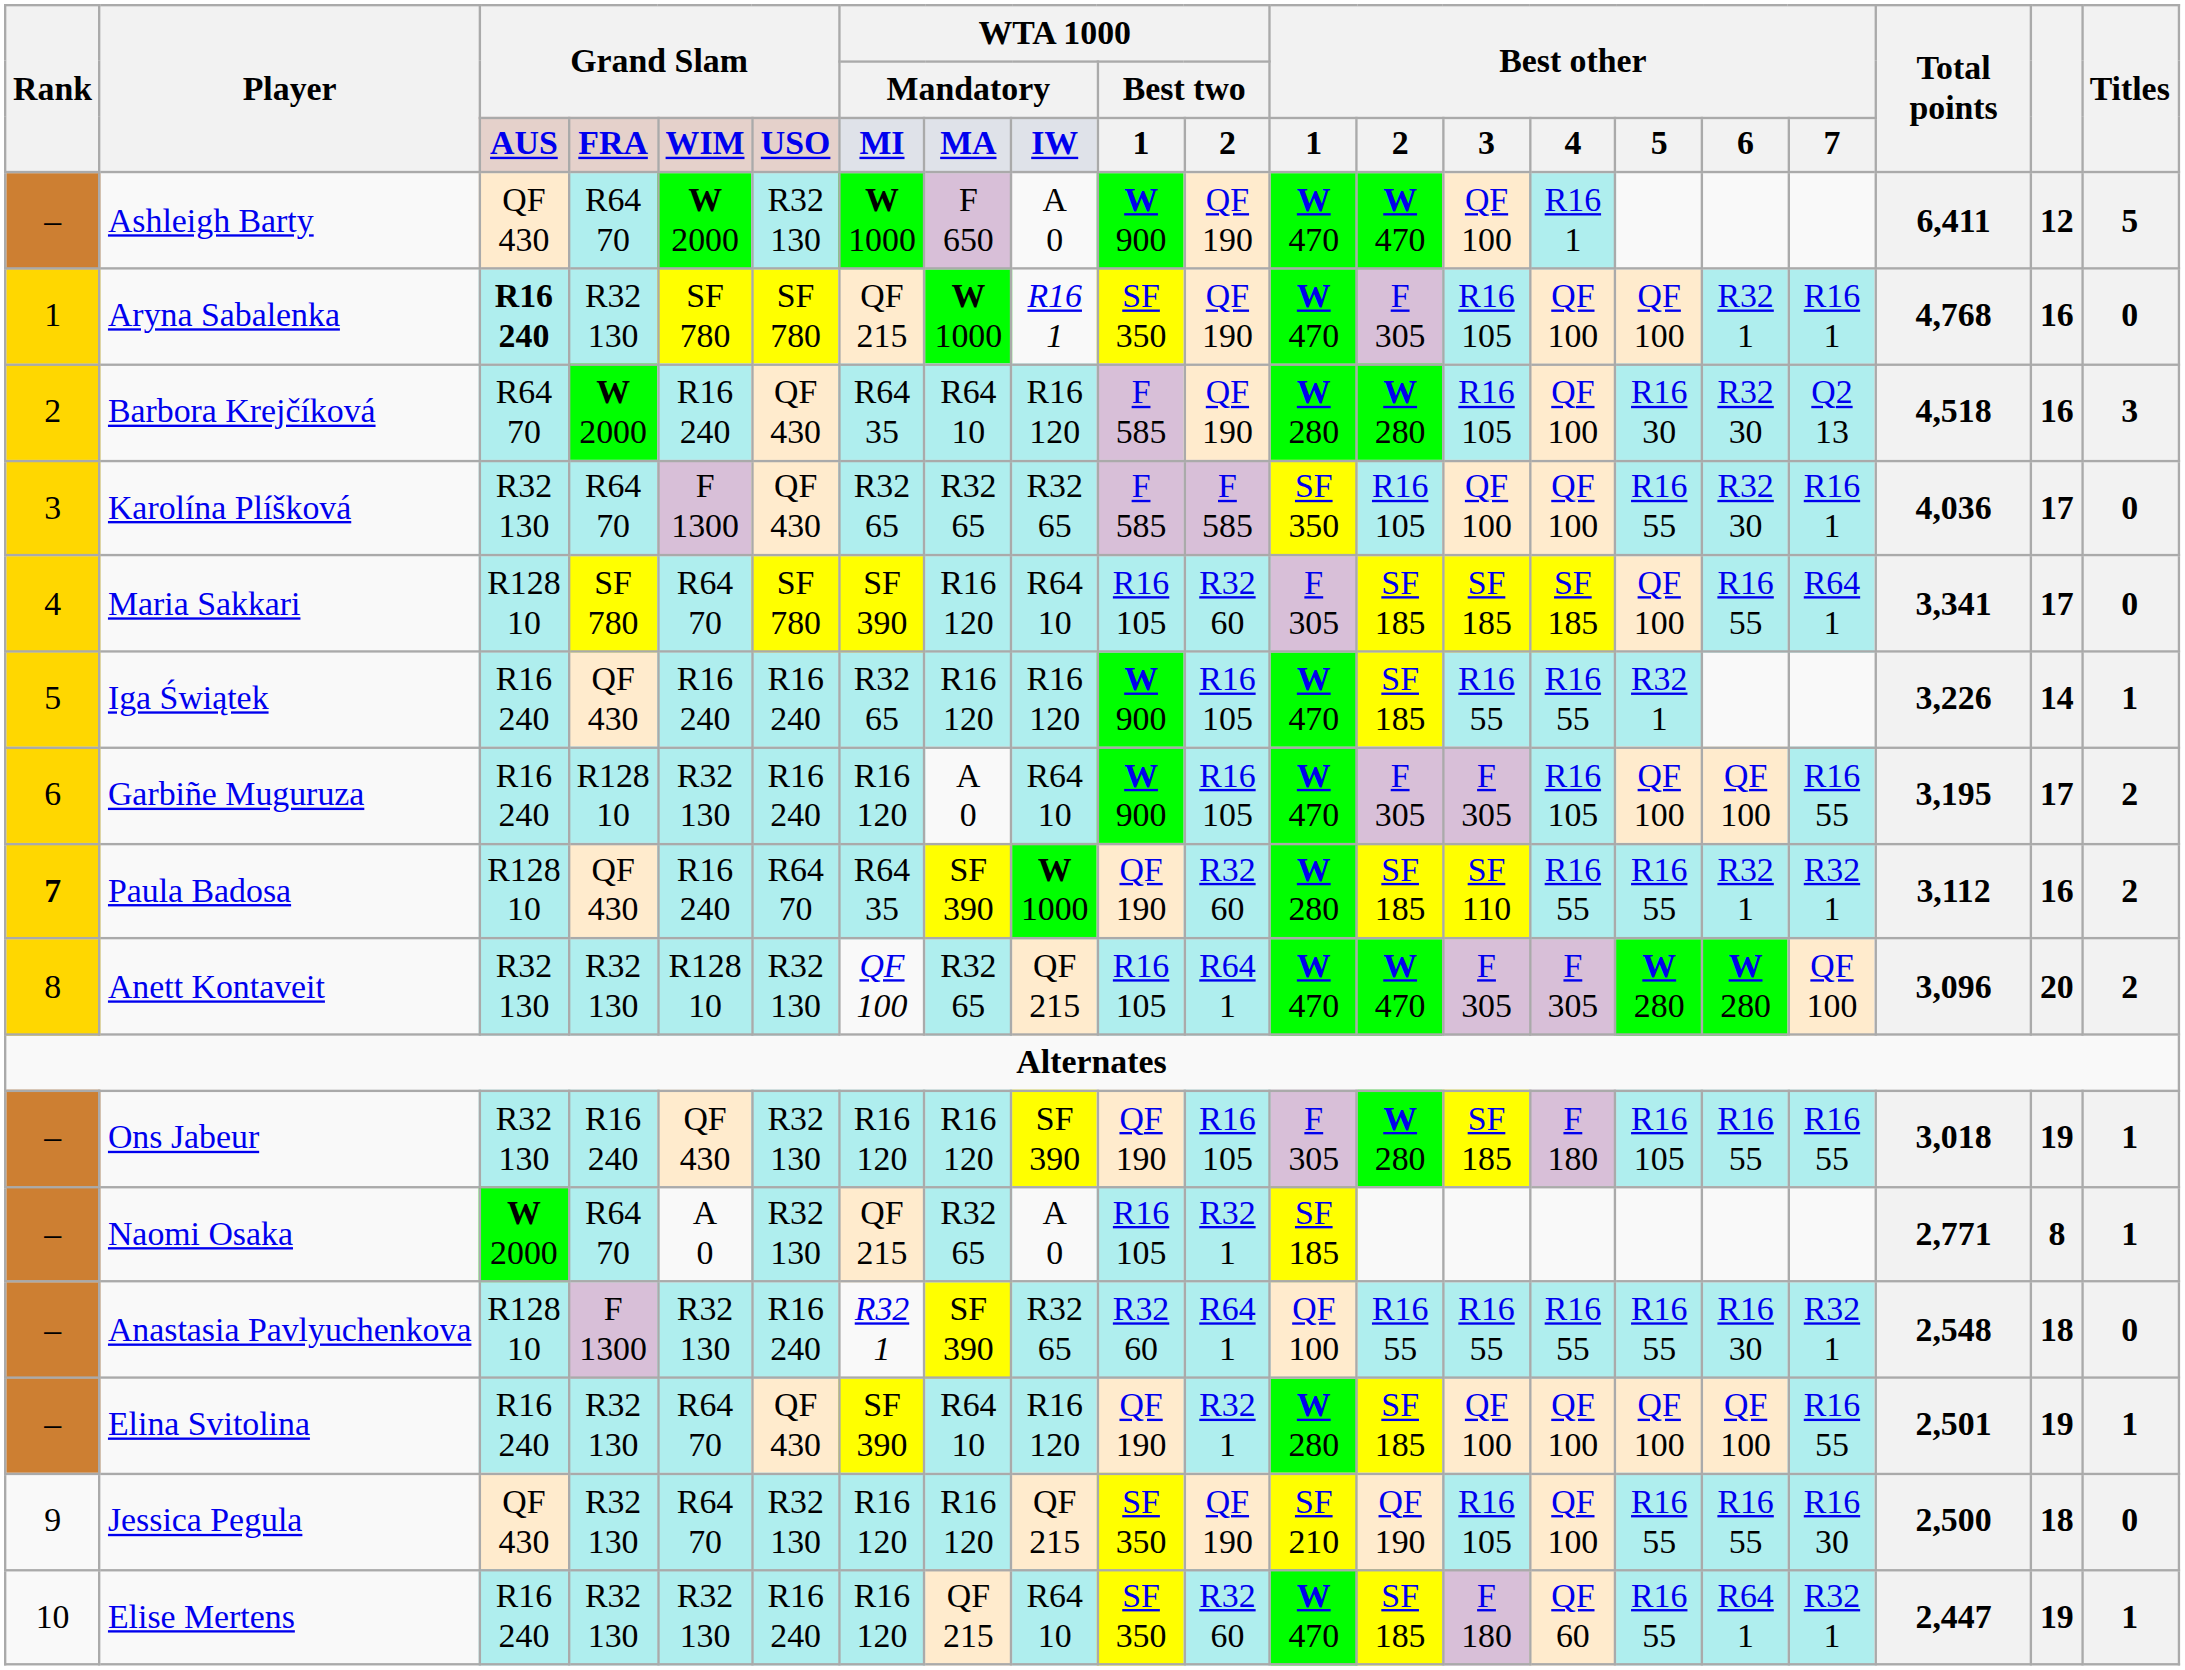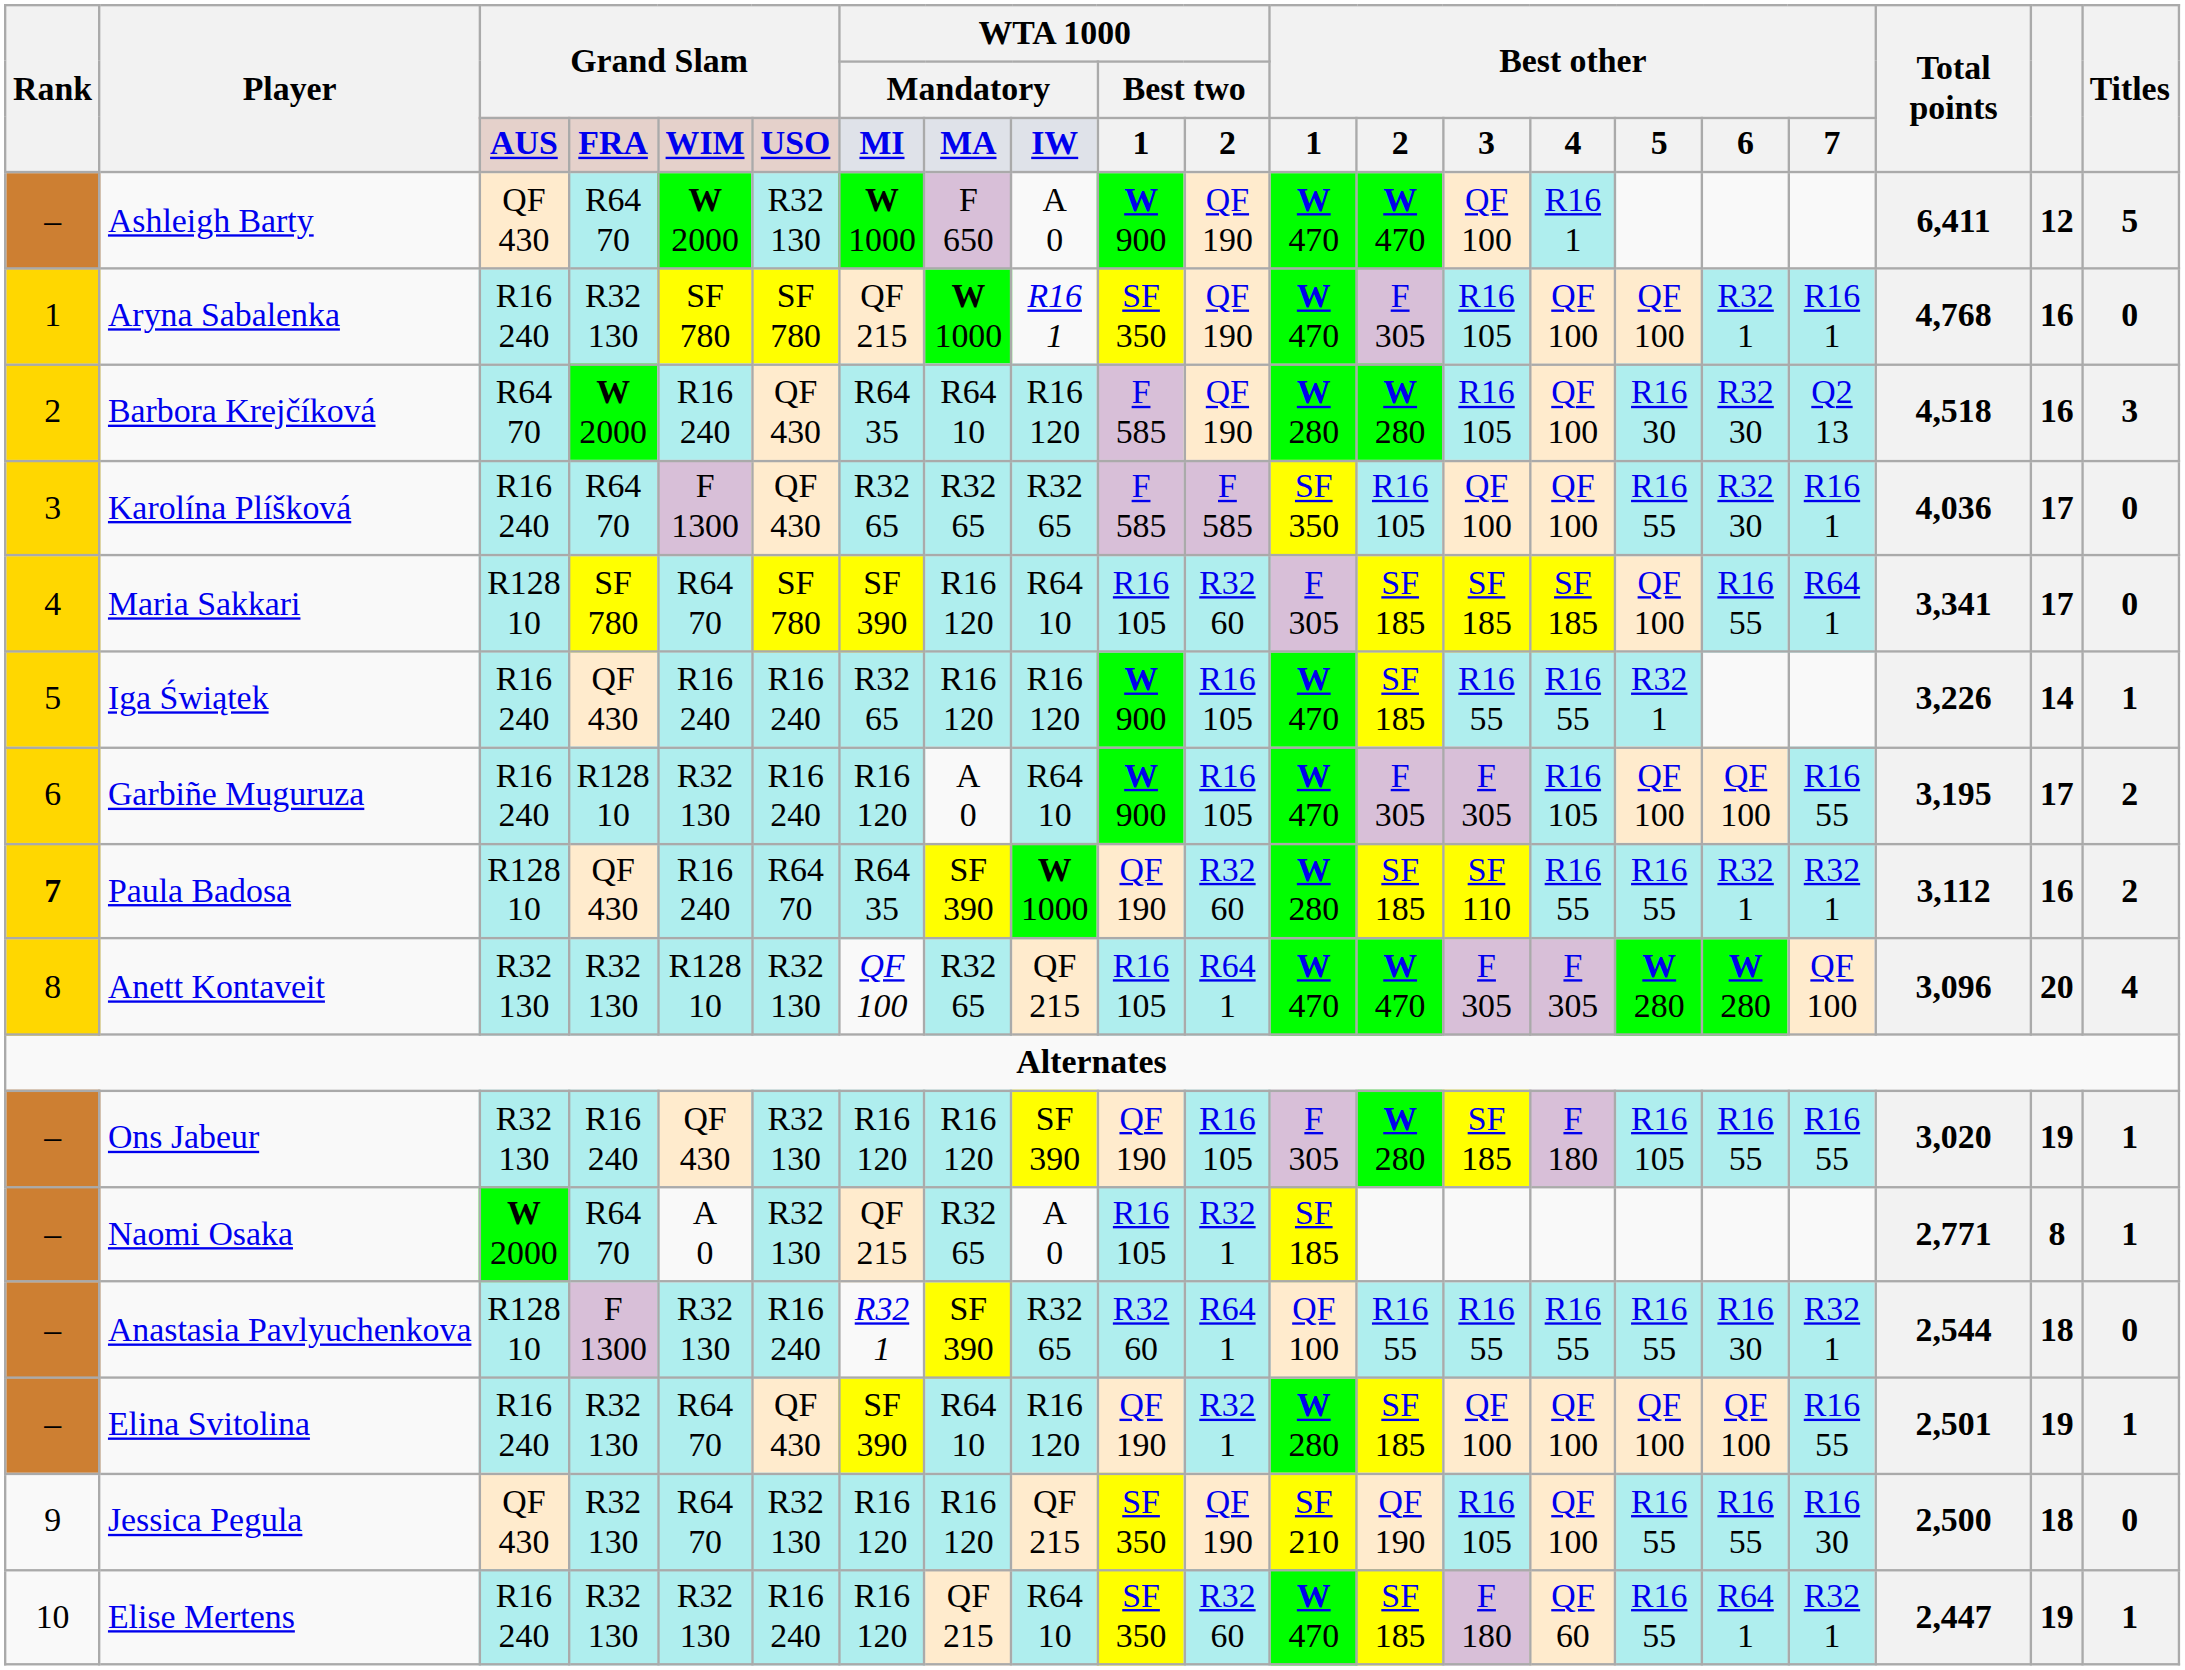(524, 315) bold -> (524, 315) normal
(524, 507) R32 130 -> (524, 507) R16 240
(2130, 986) 2 -> (2130, 986) 4
(1954, 1137) 3,018 -> (1954, 1137) 3,020
(1954, 1329) 2,548 -> (1954, 1329) 2,544
